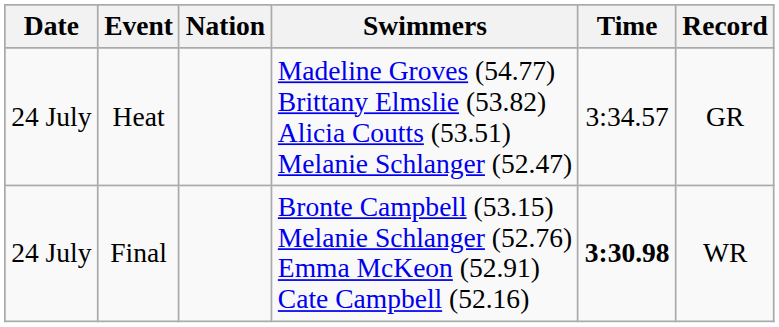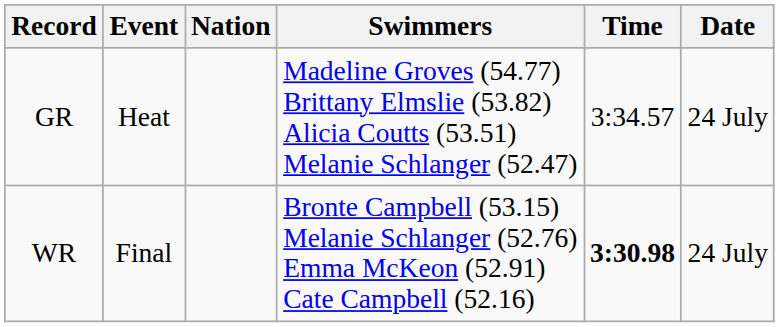columns swapped: (51, 26) <-> (725, 26)
